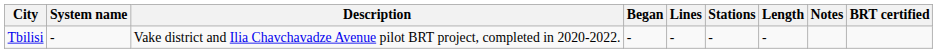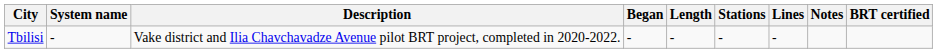columns swapped: (686, 15) <-> (783, 15)
